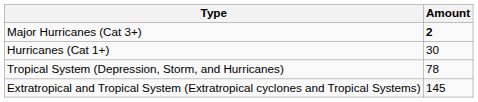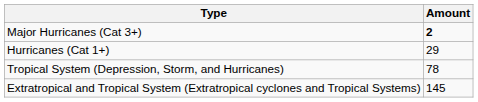(432, 50) 30 -> (432, 50) 29
